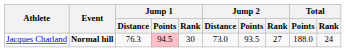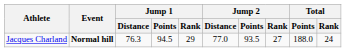(165, 40) pink background -> (165, 40) no background
(190, 40) 30 -> (190, 40) 29
(220, 40) 73.0 -> (220, 40) 77.0
